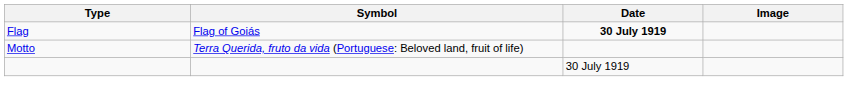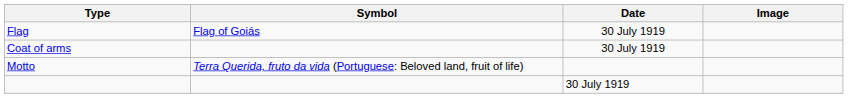(633, 31) bold -> (633, 31) normal
+ row: (39, 48)
